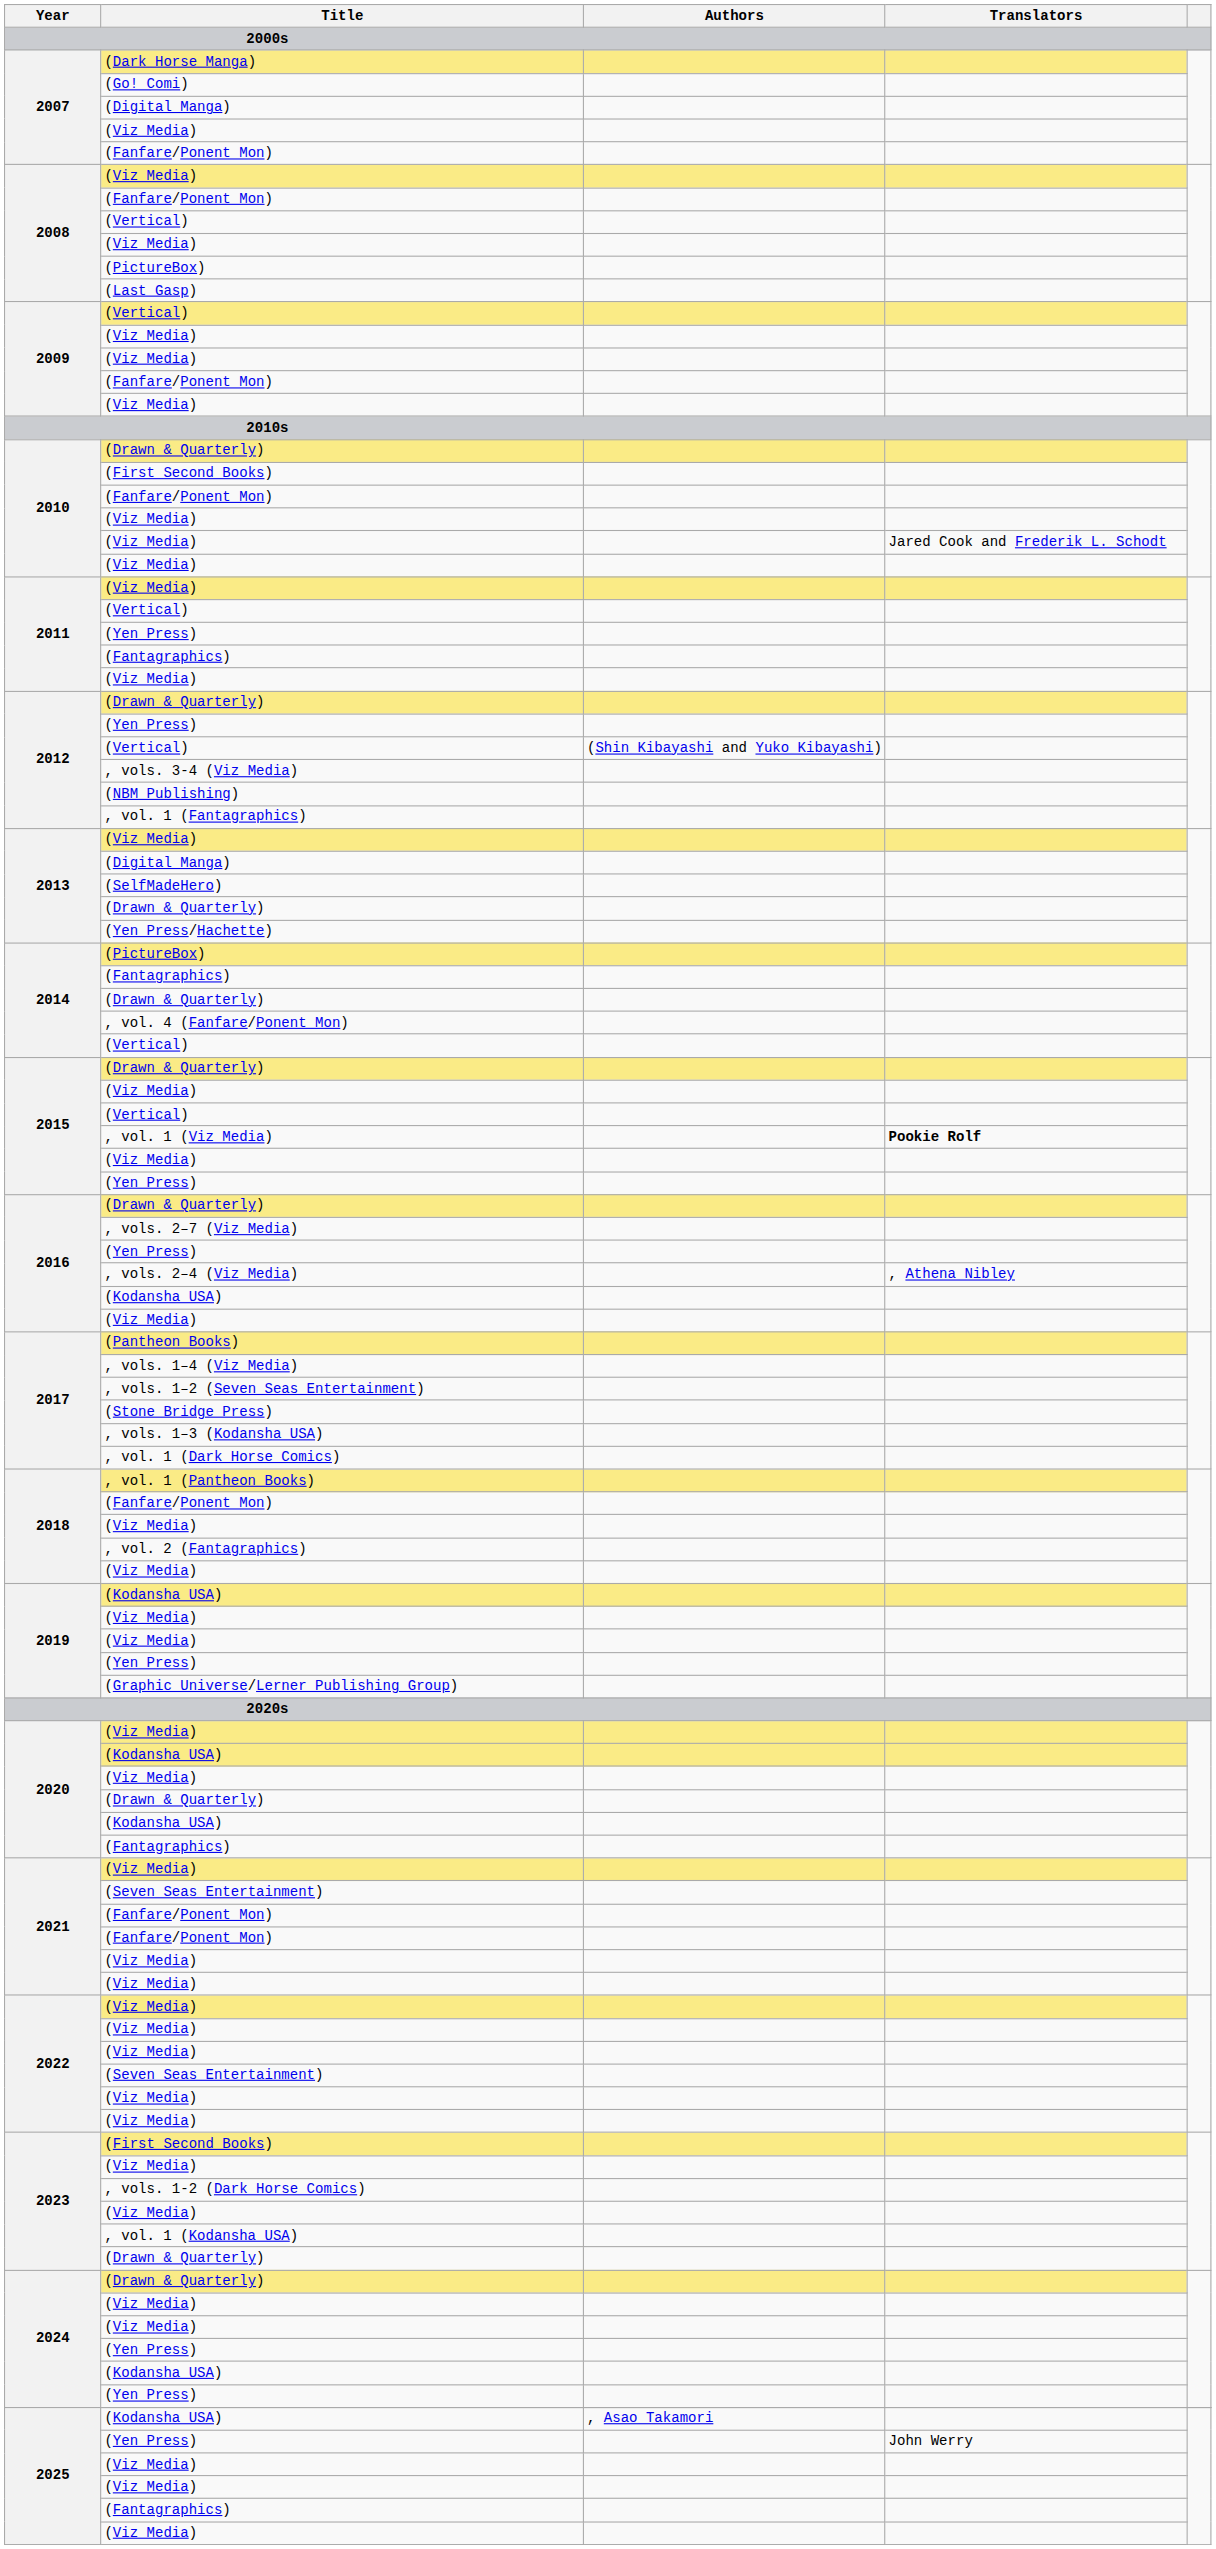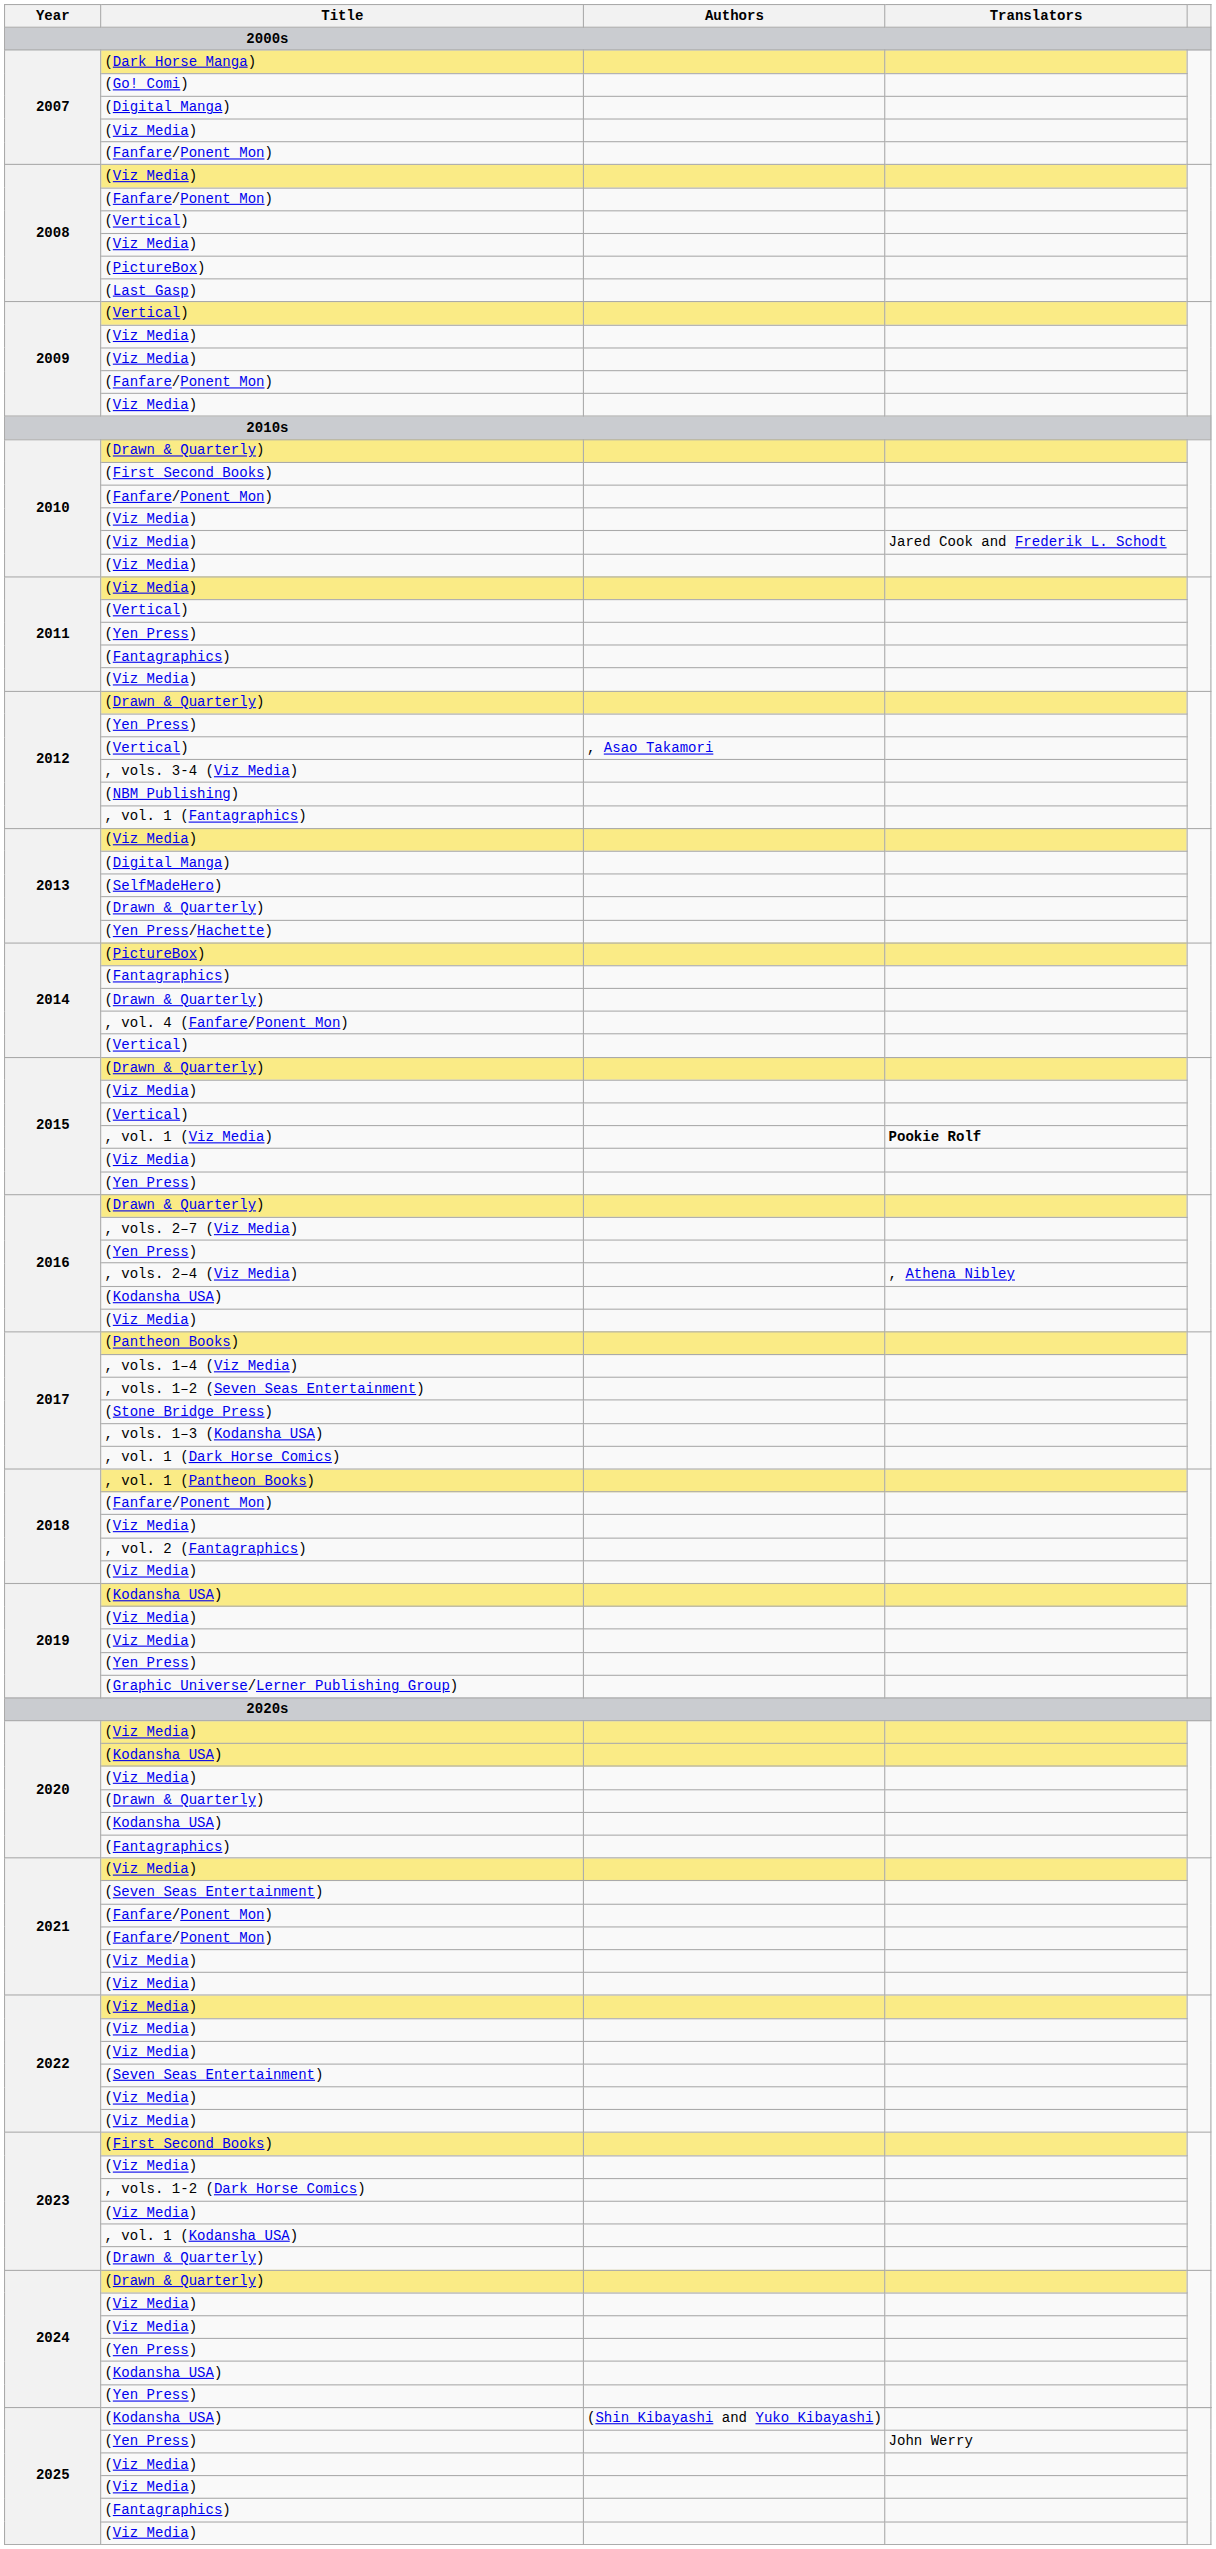(734, 748) (Shin Kibayashi and Yuko Kibayashi) -> (650, 748) , Asao Takamori
(650, 2419) , Asao Takamori -> (734, 2419) (Shin Kibayashi and Yuko Kibayashi)
